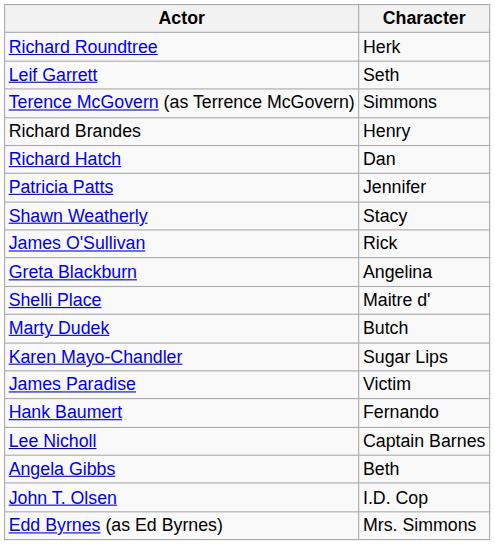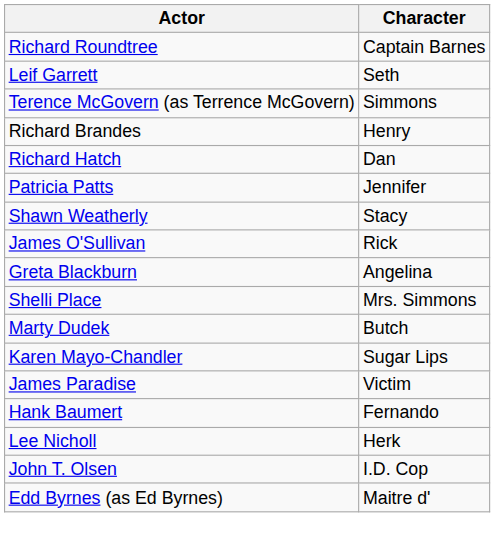(382, 46) Herk -> (424, 46) Captain Barnes
(397, 300) Maitre d' -> (420, 300) Mrs. Simmons
(424, 441) Captain Barnes -> (382, 441) Herk
- row: (62, 469)
(420, 525) Mrs. Simmons -> (397, 497) Maitre d'
